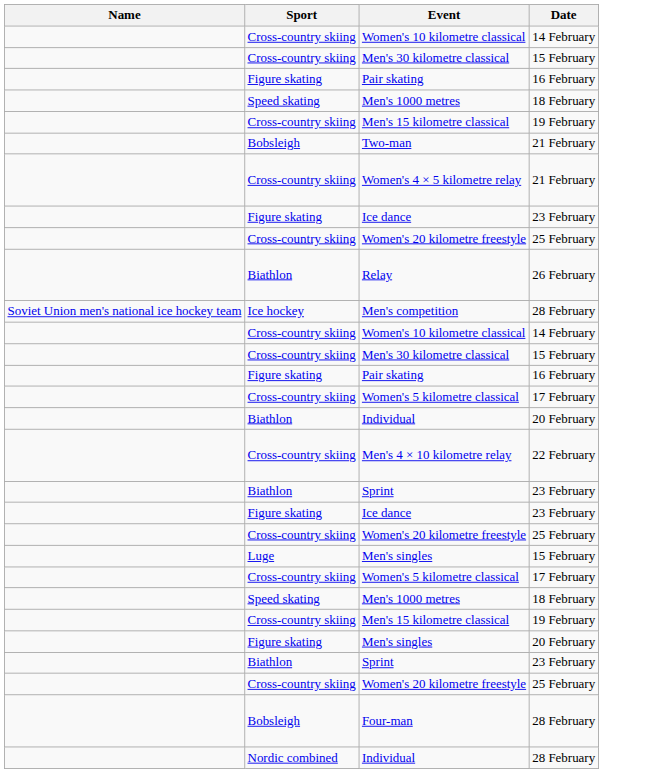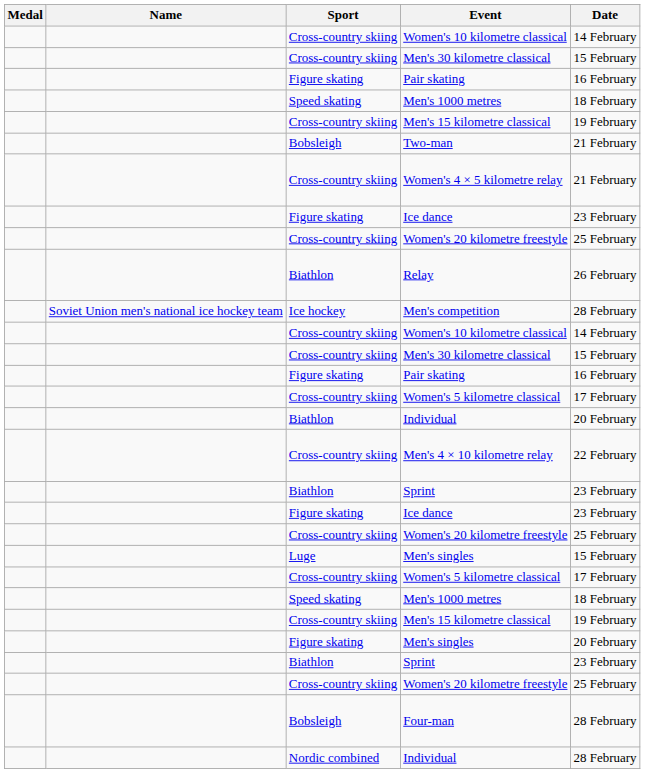+ column: (25, 15)
